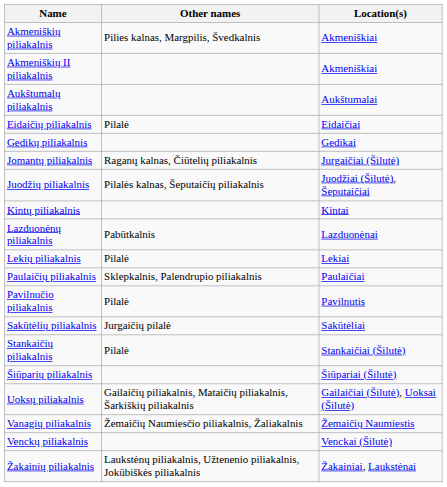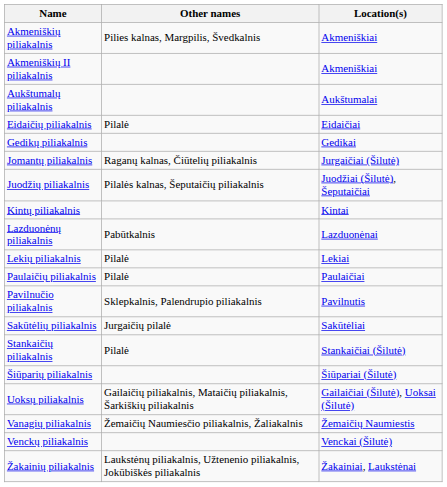(183, 277) Sklepkalnis, Palendrupio piliakalnis -> (117, 277) Pilalė
(117, 301) Pilalė -> (183, 301) Sklepkalnis, Palendrupio piliakalnis
